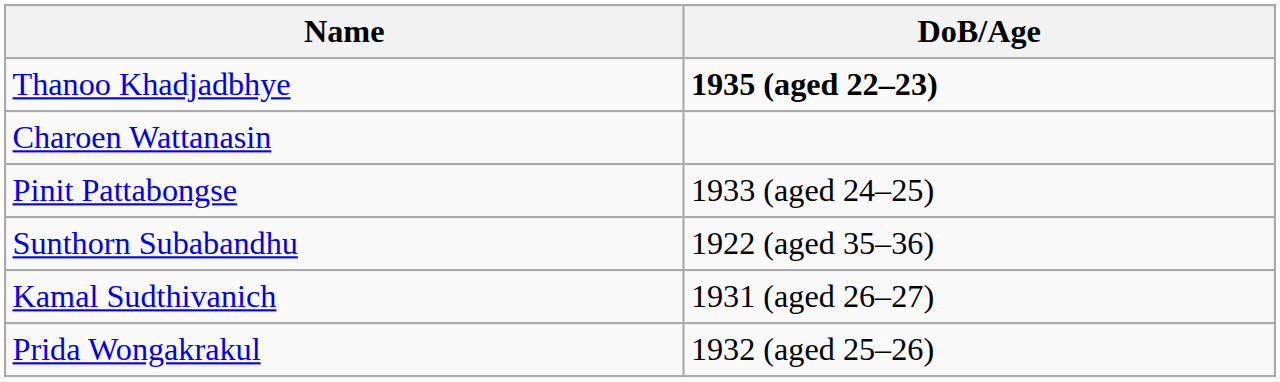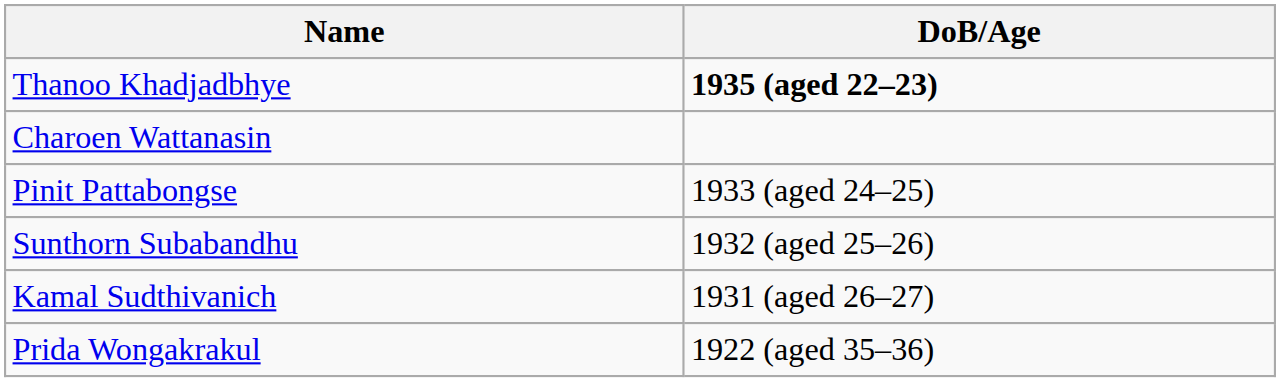(813, 243) 1922 (aged 35–36) -> (813, 243) 1932 (aged 25–26)
(813, 350) 1932 (aged 25–26) -> (813, 350) 1922 (aged 35–36)
